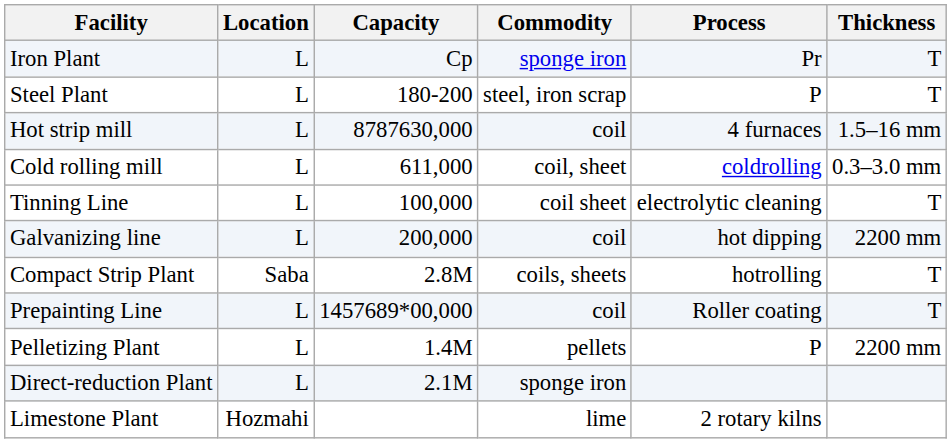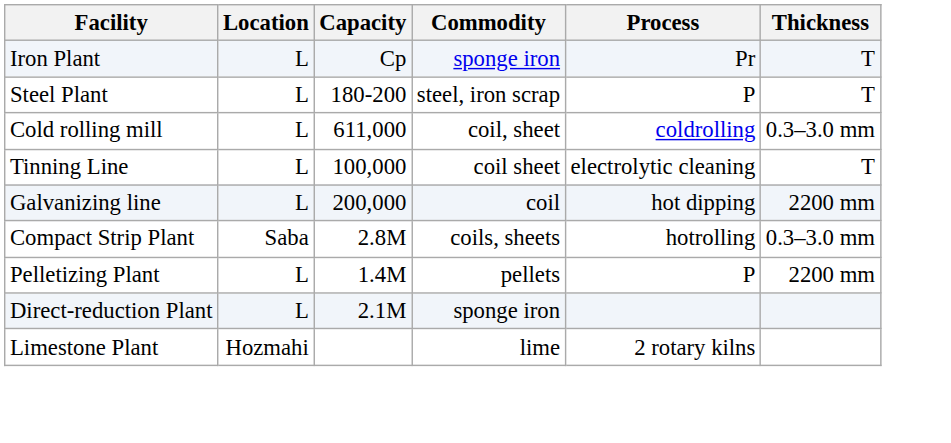- row: (71, 130)
(934, 274) T -> (820, 238) 0.3–3.0 mm
- row: (86, 310)
